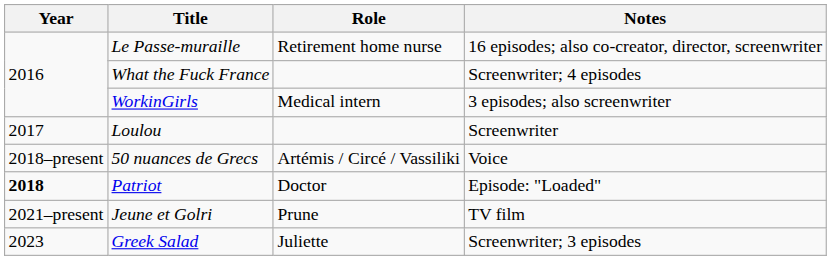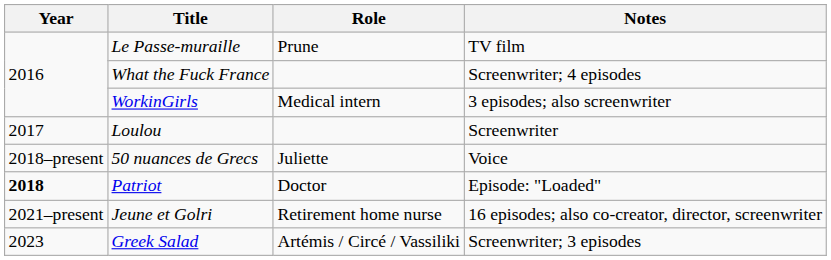(360, 46) Retirement home nurse -> (298, 46) Prune
(645, 46) 16 episodes; also co-creator, director, screenwriter -> (497, 46) TV film
(369, 158) Artémis / Circé / Vassiliki -> (303, 158) Juliette
(298, 213) Prune -> (360, 213) Retirement home nurse
(497, 213) TV film -> (645, 213) 16 episodes; also co-creator, director, screenwriter
(303, 241) Juliette -> (369, 241) Artémis / Circé / Vassiliki
